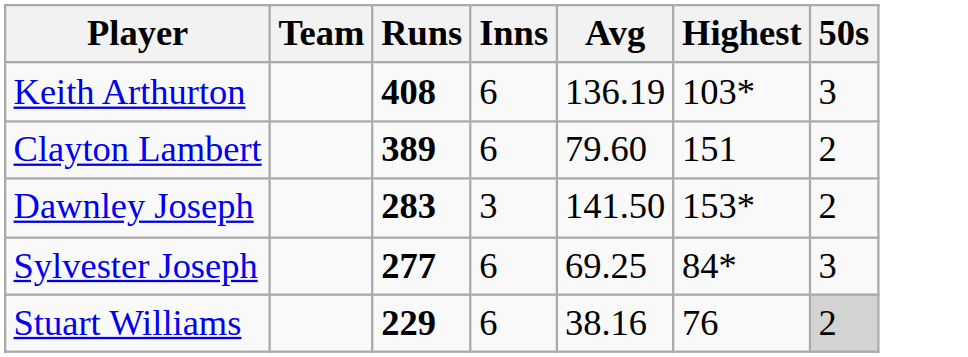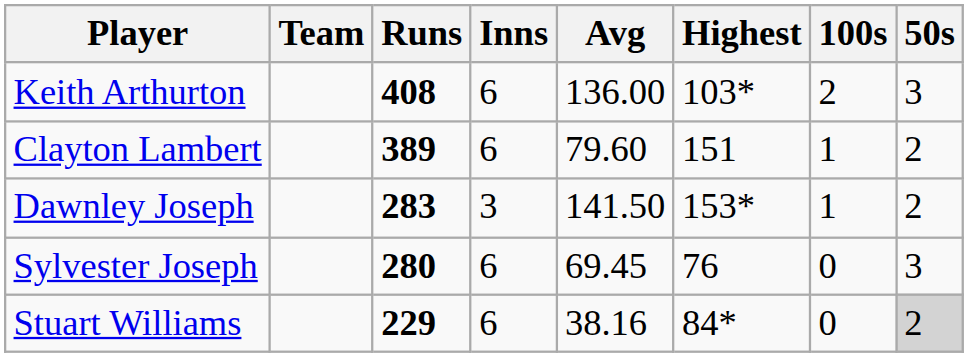+ column: (853, 33)
(615, 91) 136.19 -> (615, 91) 136.00
(409, 264) 277 -> (409, 264) 280
(606, 264) 69.25 -> (606, 264) 69.45
(709, 264) 84* -> (700, 264) 76
(700, 322) 76 -> (709, 322) 84*
